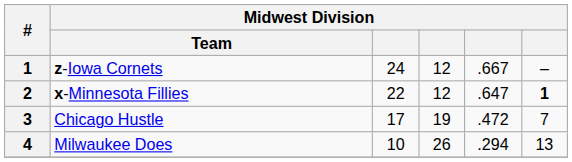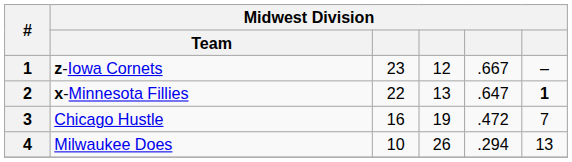(396, 68) 24 -> (396, 68) 23
(442, 94) 12 -> (442, 94) 13
(396, 119) 17 -> (396, 119) 16
